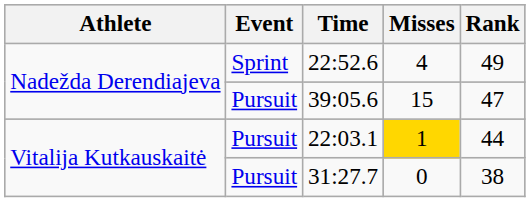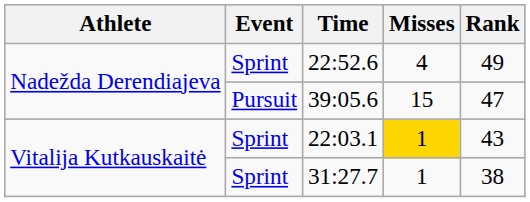(264, 138) Pursuit -> (260, 138) Sprint
(493, 138) 44 -> (493, 138) 43
(264, 176) Pursuit -> (260, 176) Sprint
(422, 176) 0 -> (422, 176) 1
